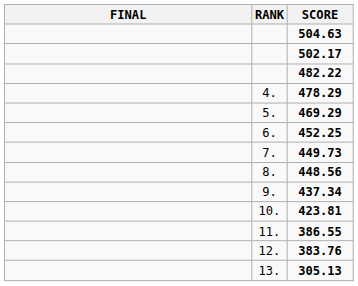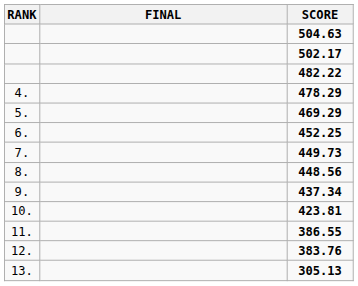columns swapped: (269, 14) <-> (128, 14)
